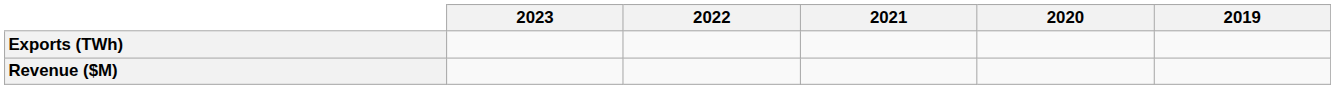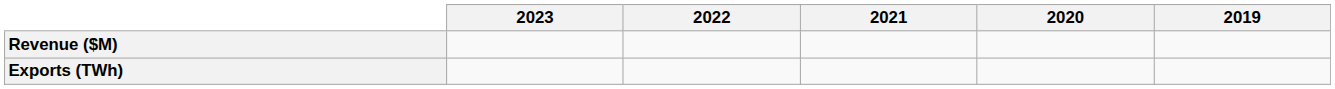rows swapped: (66, 44) <-> (63, 71)
